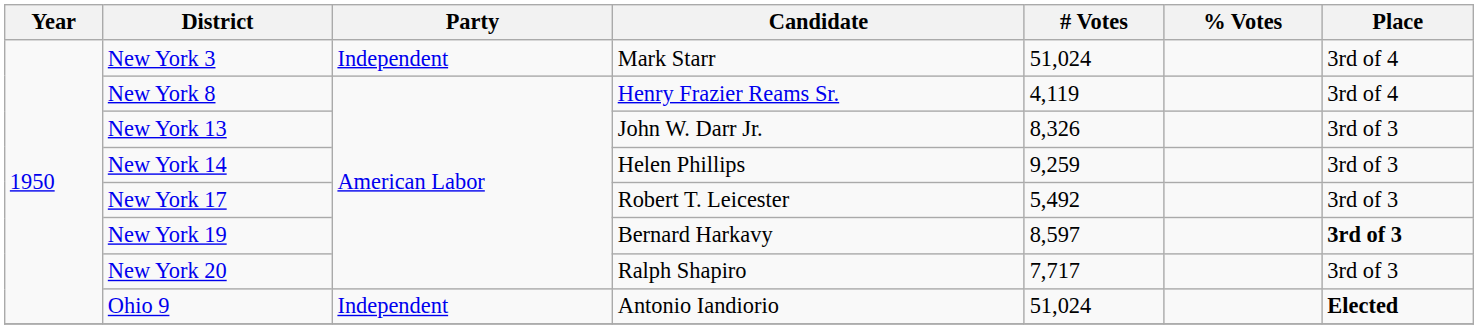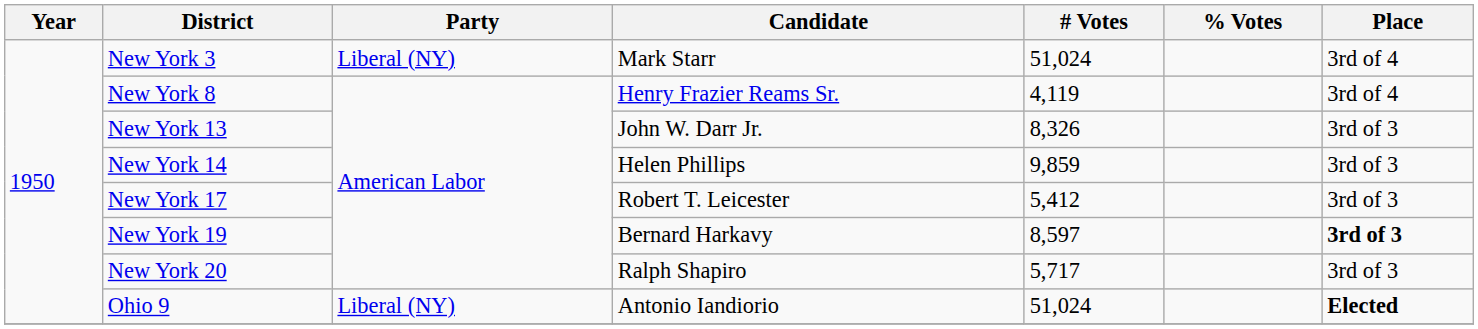(393, 57) Independent -> (396, 57) Liberal (NY)
(1055, 164) 9,259 -> (1055, 164) 9,859
(1055, 199) 5,492 -> (1055, 199) 5,412
(1055, 270) 7,717 -> (1055, 270) 5,717
(393, 306) Independent -> (396, 306) Liberal (NY)
